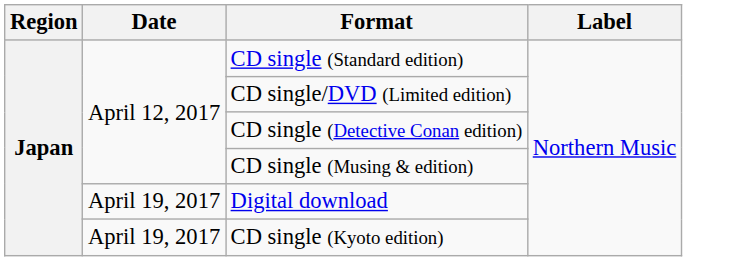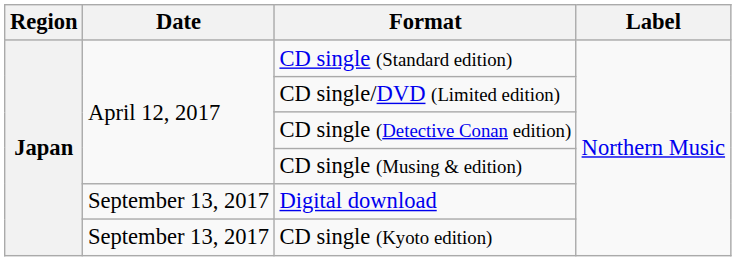(154, 201) April 19, 2017 -> (179, 201) September 13, 2017
(154, 237) April 19, 2017 -> (179, 237) September 13, 2017
